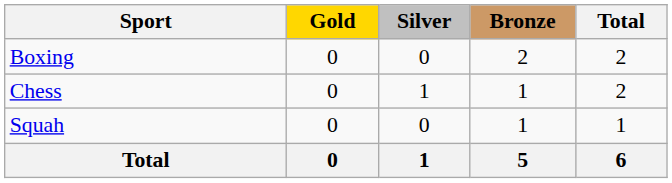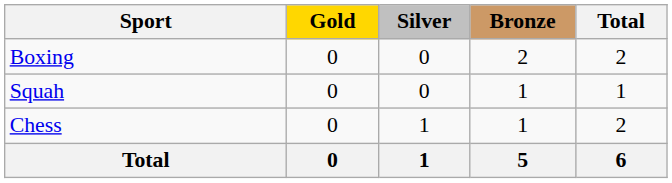rows swapped: (36, 90) <-> (37, 125)
